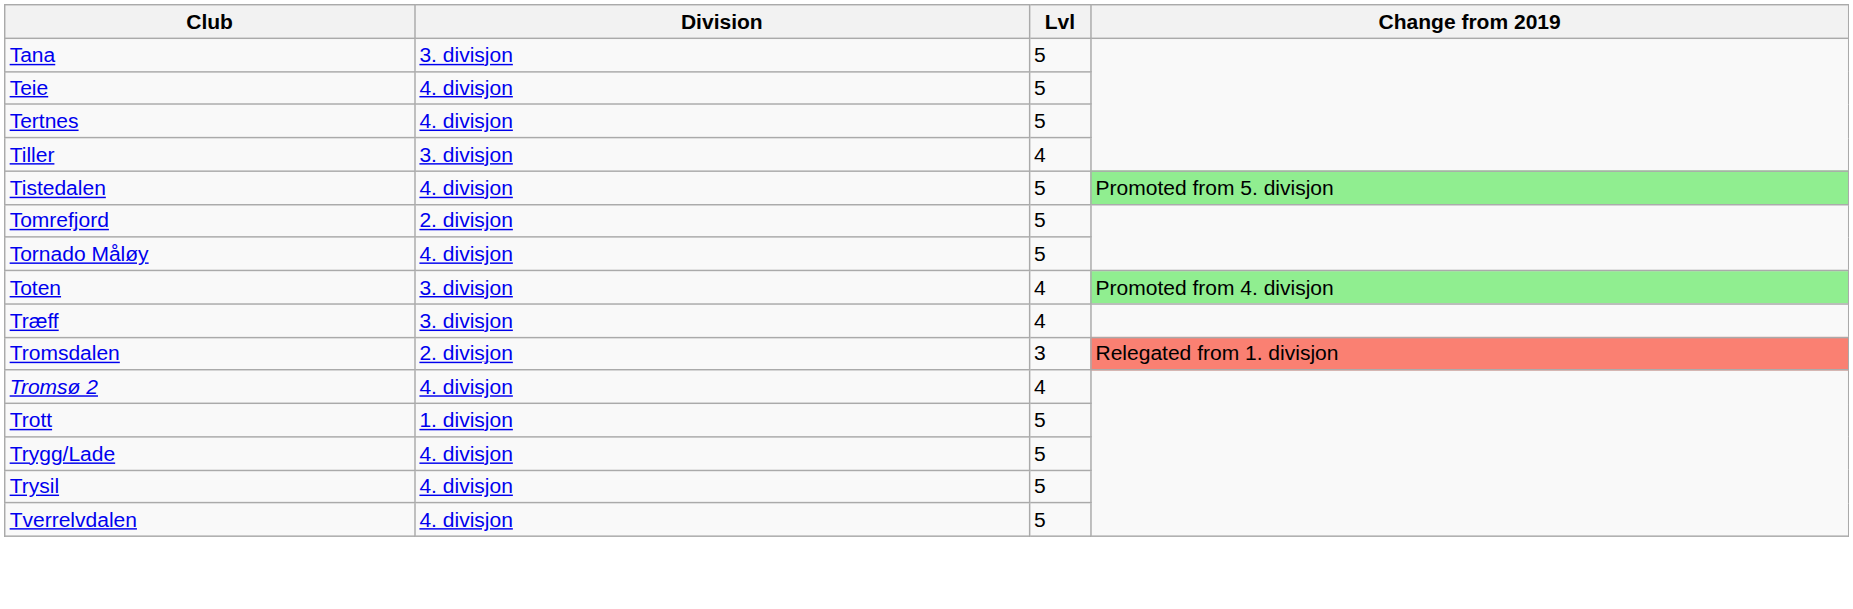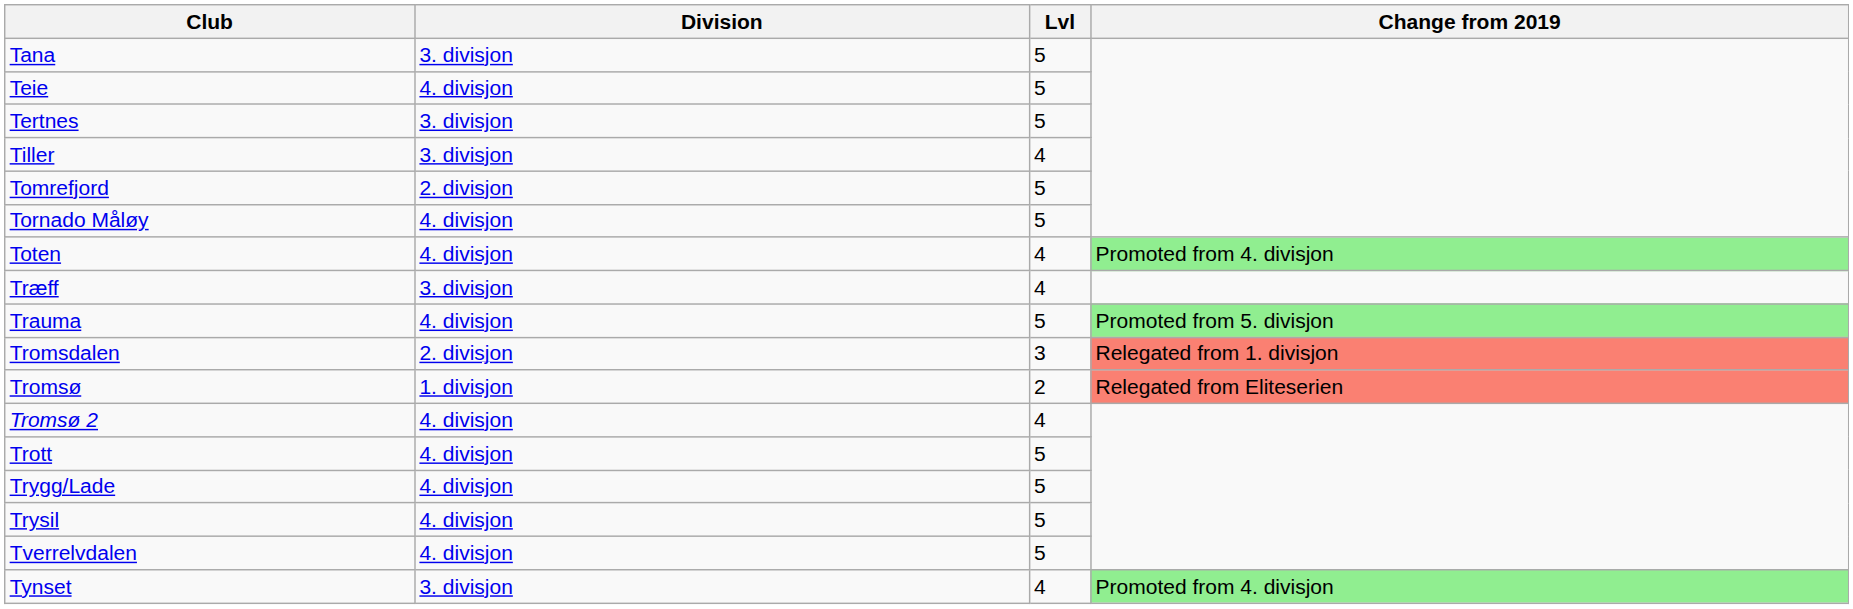(466, 121) 4. divisjon -> (466, 121) 3. divisjon
- row: (58, 188)
(466, 287) 3. divisjon -> (466, 254) 4. divisjon
+ row: (45, 321)
+ row: (45, 387)
(466, 420) 1. divisjon -> (466, 454) 4. divisjon
+ row: (41, 586)
